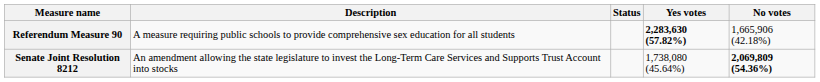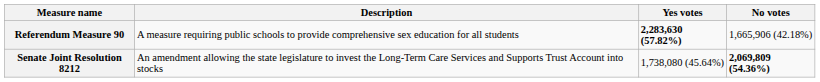- column: (627, 12)
